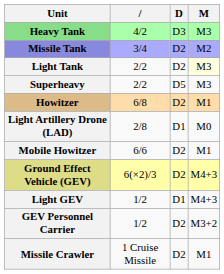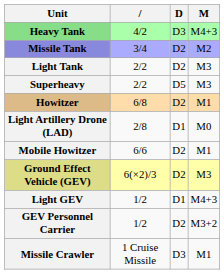(204, 31) M3 -> (204, 31) M4+3
(204, 67) lightyellow background -> (204, 67) no background
(204, 175) M4+3 -> (204, 175) M3
(179, 254) D2 -> (179, 254) D3
